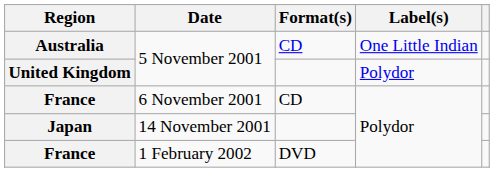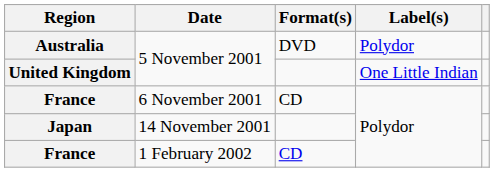(291, 45) CD -> (297, 45) DVD
(419, 45) One Little Indian -> (387, 45) Polydor
(387, 72) Polydor -> (419, 72) One Little Indian
(297, 153) DVD -> (291, 153) CD
